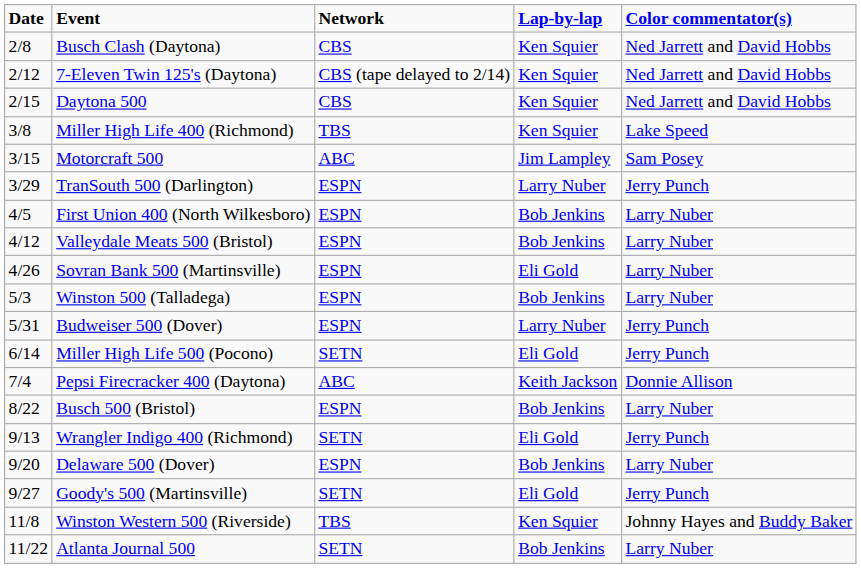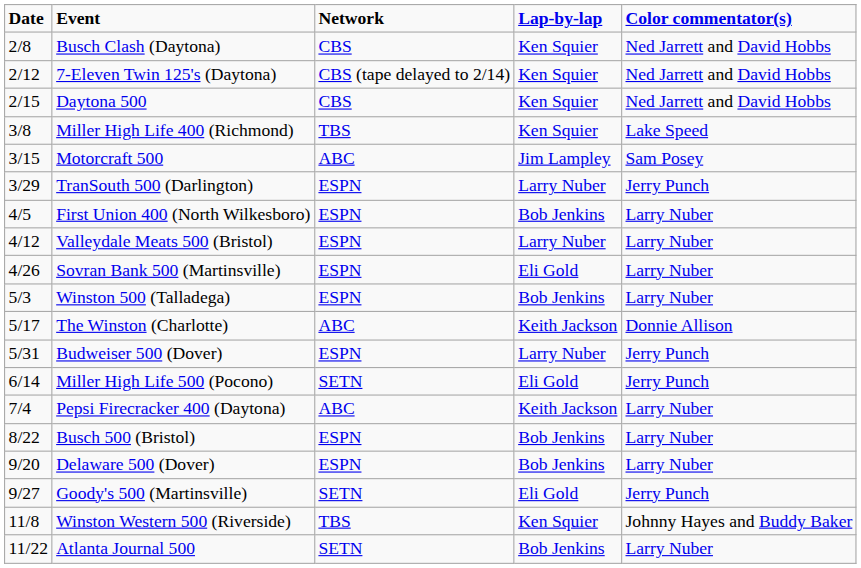(561, 241) Bob Jenkins -> (562, 241) Larry Nuber
+ row: (142, 325)
(679, 381) Donnie Allison -> (669, 409) Larry Nuber
- row: (174, 437)
